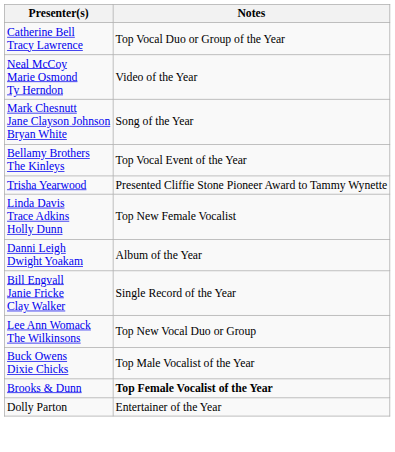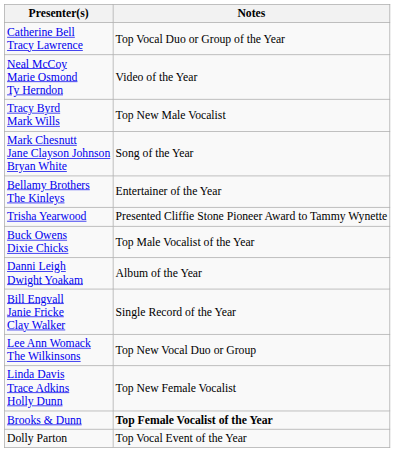+ row: (34, 115)
(181, 160) Top Vocal Event of the Year -> (168, 191) Entertainer of the Year
rows swapped: (38, 216) <-> (38, 363)
(168, 406) Entertainer of the Year -> (181, 438) Top Vocal Event of the Year
